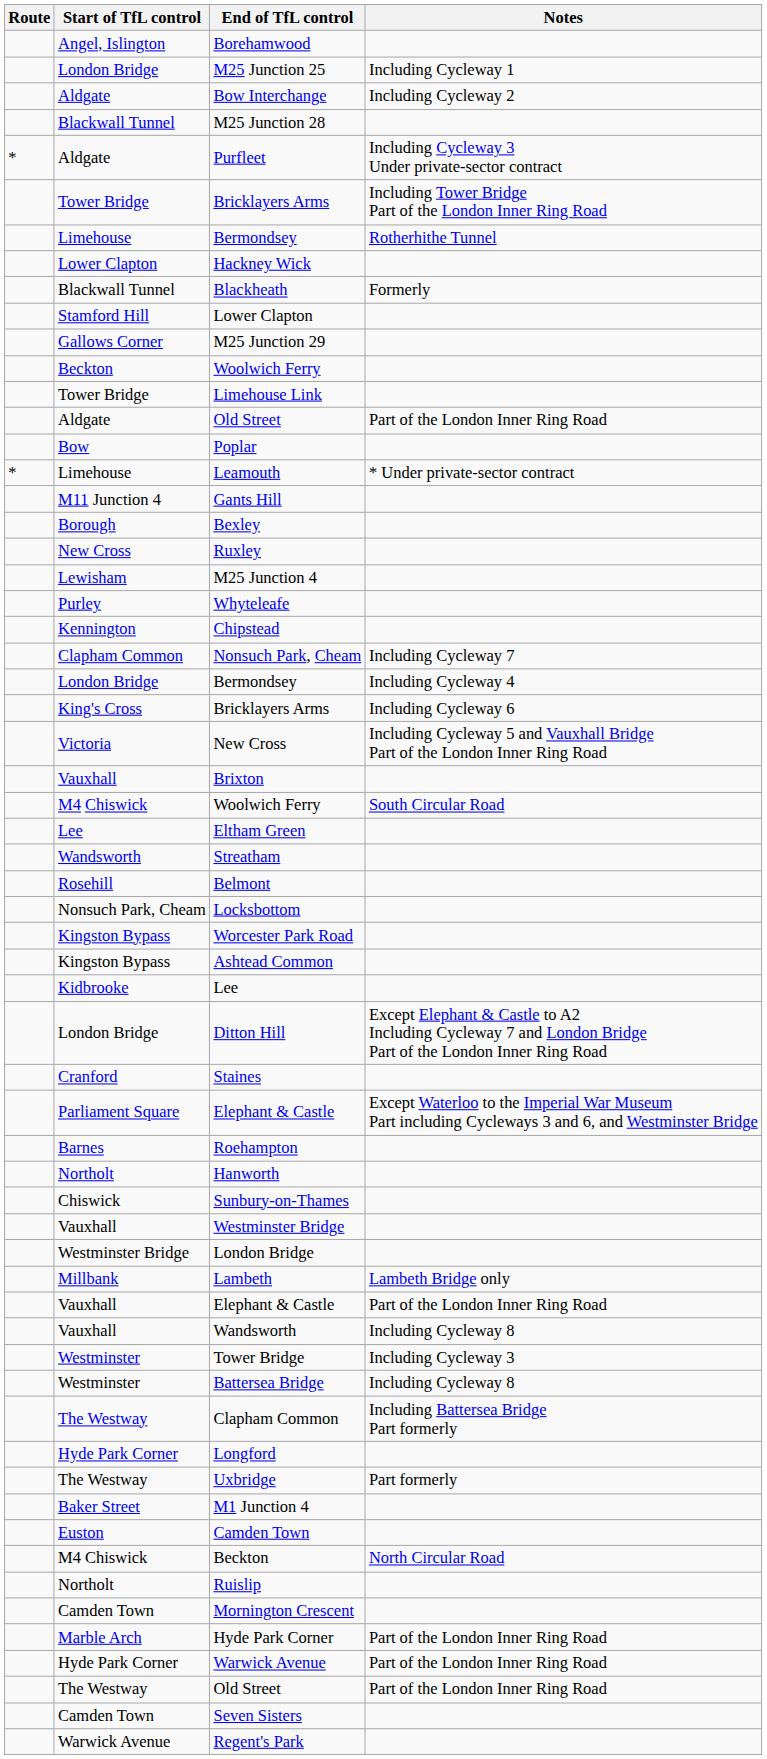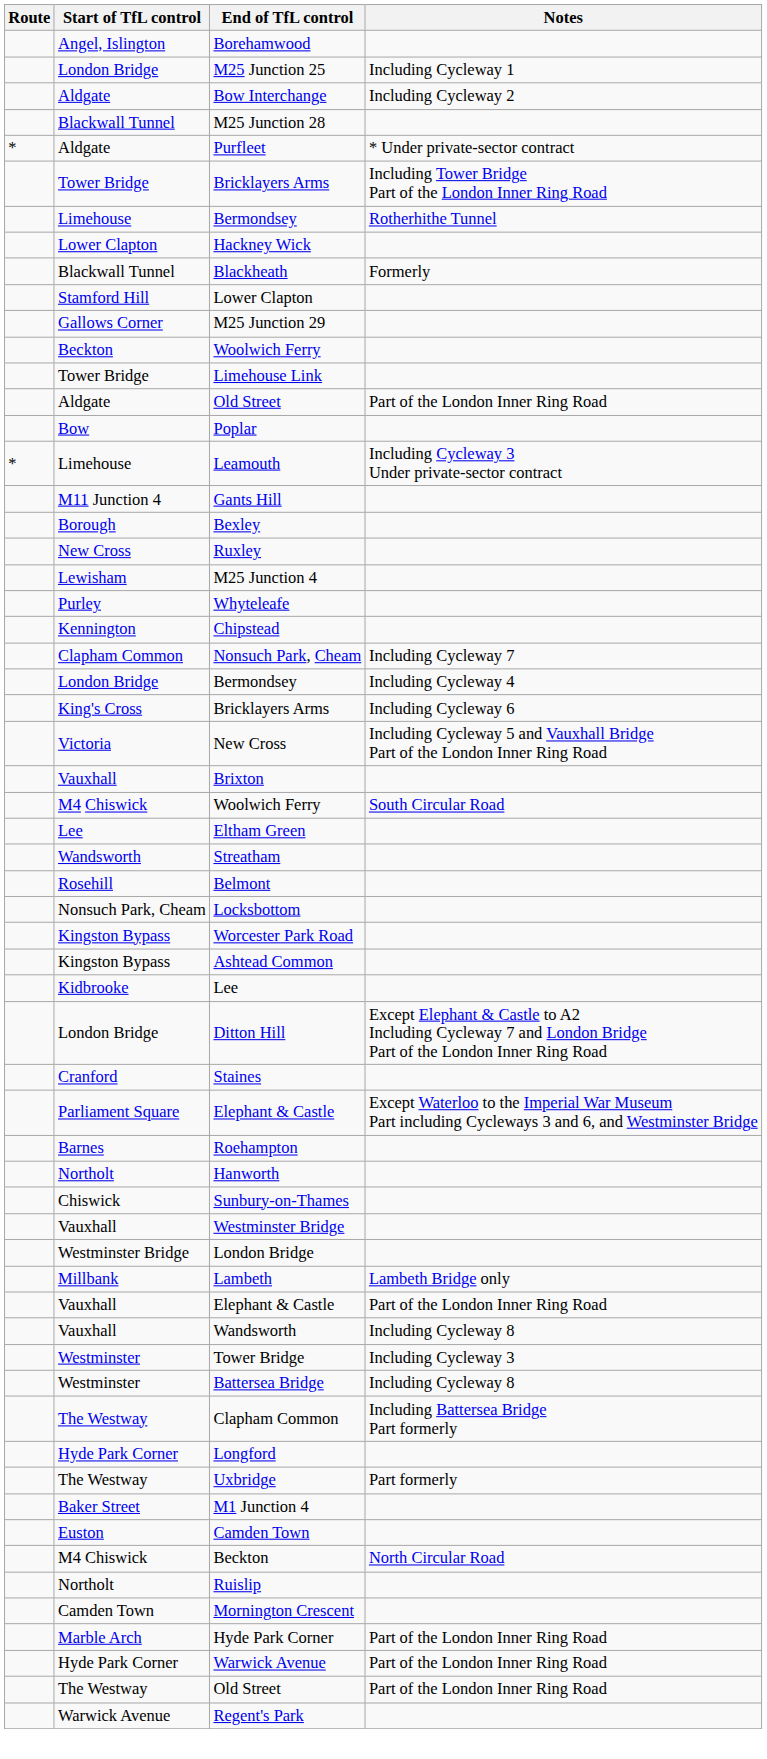(465, 157) Including Cycleway 3 Under private-sector contract -> (472, 148) * Under private-sector contract
(472, 472) * Under private-sector contract -> (465, 463) Including Cycleway 3 Under private-sector contract
- row: (106, 1715)
